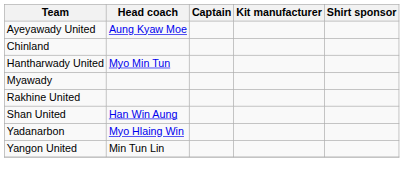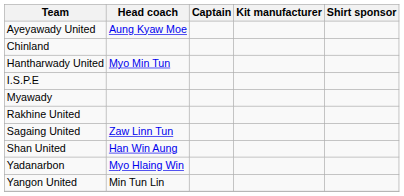+ row: (23, 81)
+ row: (43, 132)
